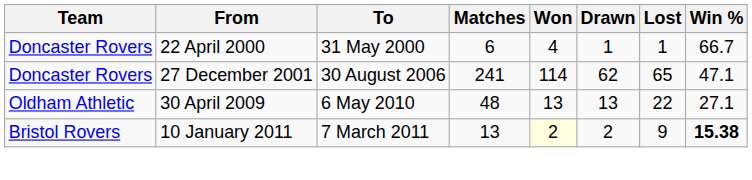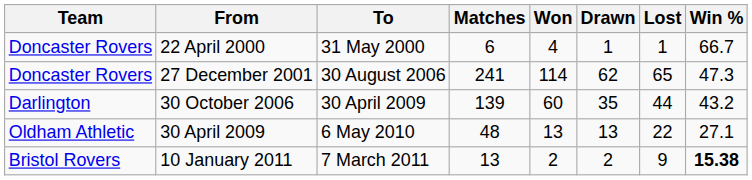(717, 75) 47.1 -> (717, 75) 47.3
+ row: (227, 103)
(553, 132) lightyellow background -> (553, 160) no background
